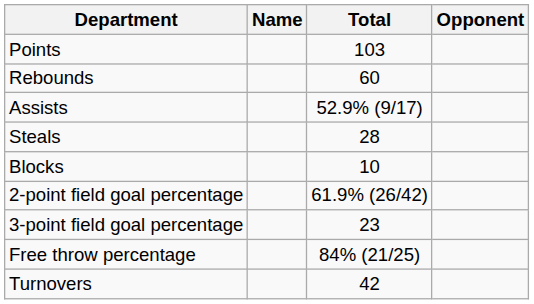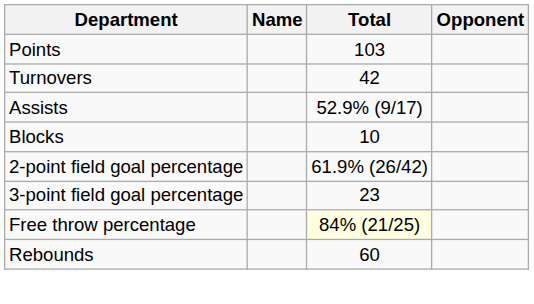rows swapped: (51, 78) <-> (50, 284)
- row: (35, 137)
(370, 254) no background -> (370, 225) lightyellow background
